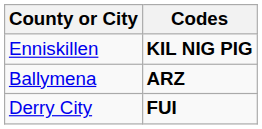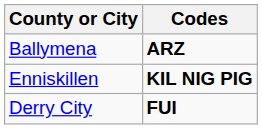rows swapped: (53, 78) <-> (54, 49)
